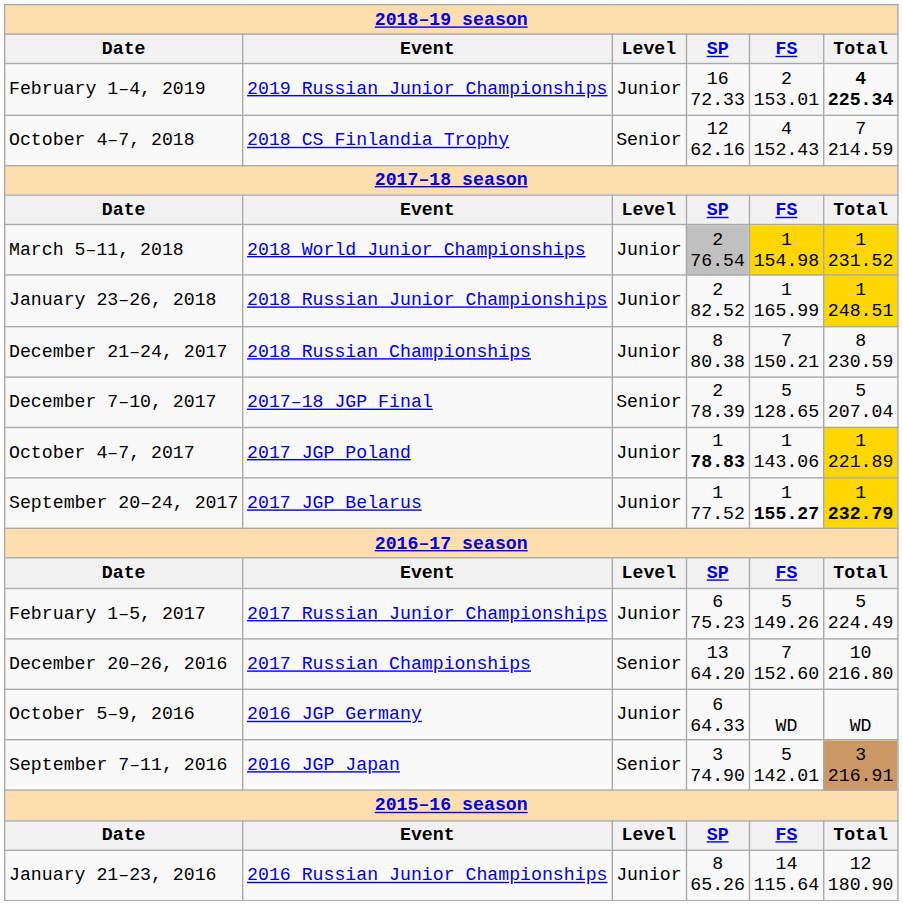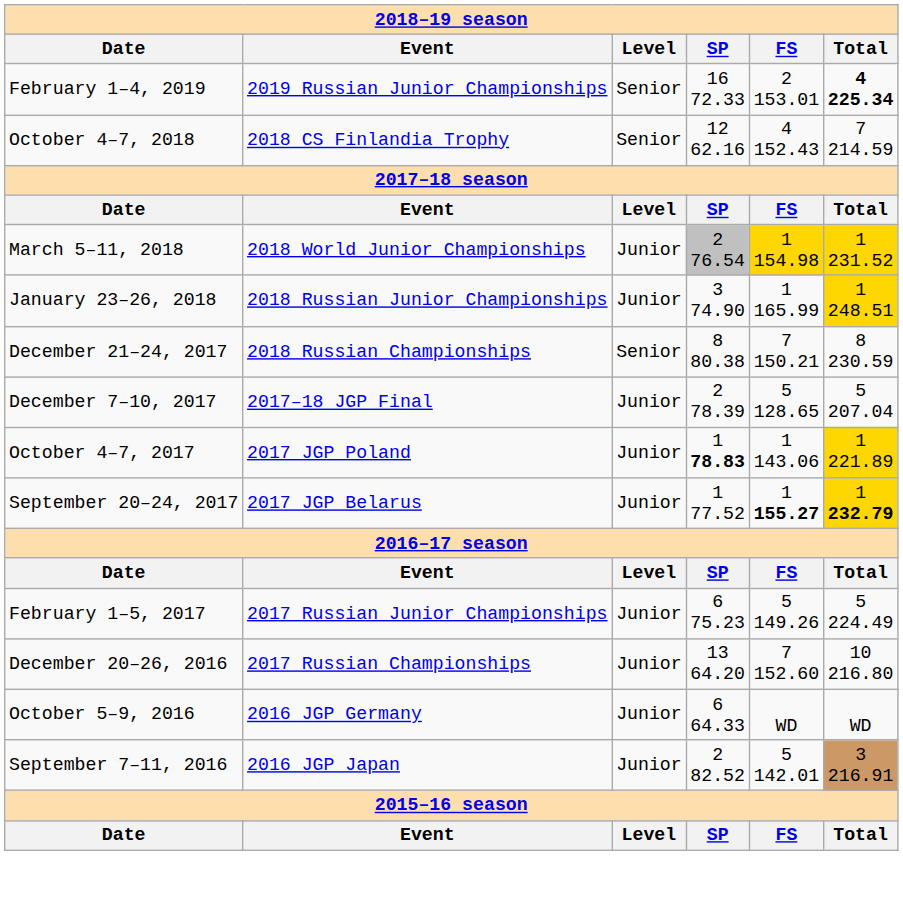(649, 89) Junior -> (649, 89) Senior
(718, 301) 2 82.52 -> (718, 301) 3 74.90
(649, 351) Junior -> (649, 351) Senior
(649, 402) Senior -> (649, 402) Junior
(649, 664) Senior -> (649, 664) Junior
(649, 765) Senior -> (649, 765) Junior
(718, 765) 3 74.90 -> (718, 765) 2 82.52
- row: (113, 875)
